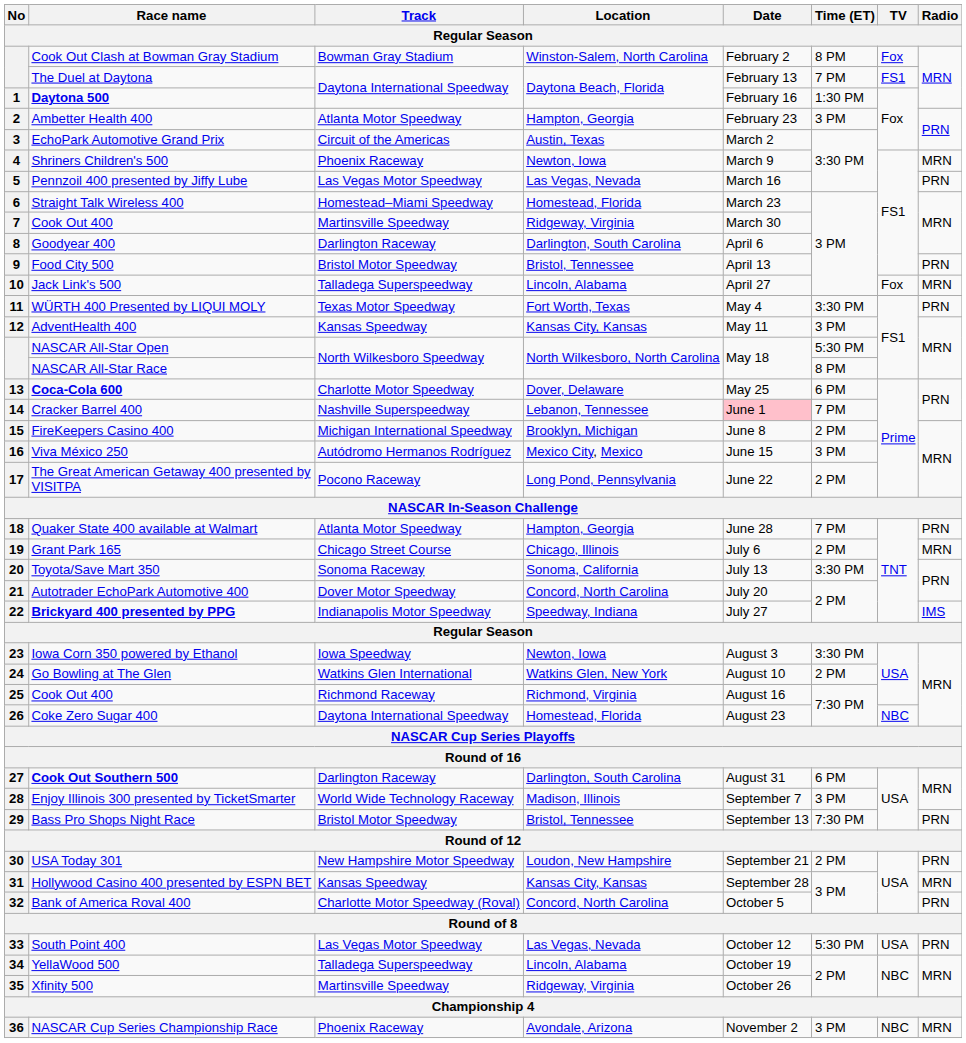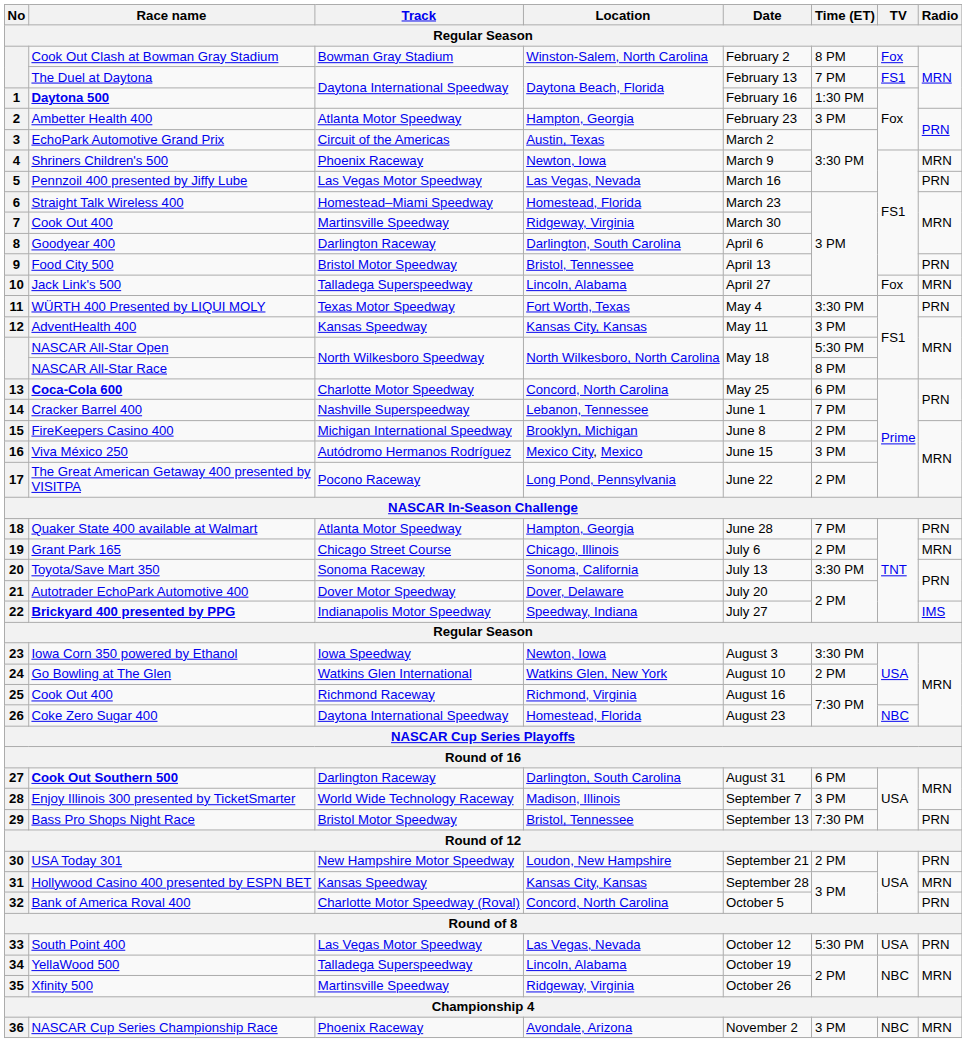(575, 389) Dover, Delaware -> (597, 389) Concord, North Carolina
(746, 410) pink background -> (746, 410) no background
(597, 590) Concord, North Carolina -> (575, 590) Dover, Delaware
